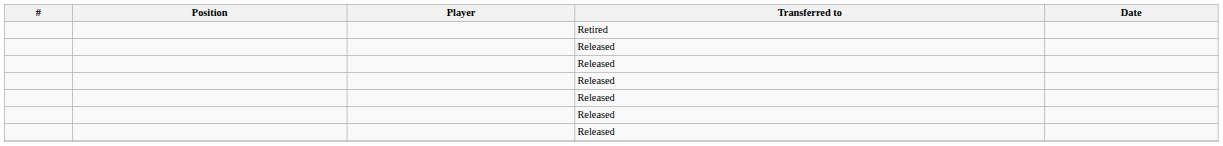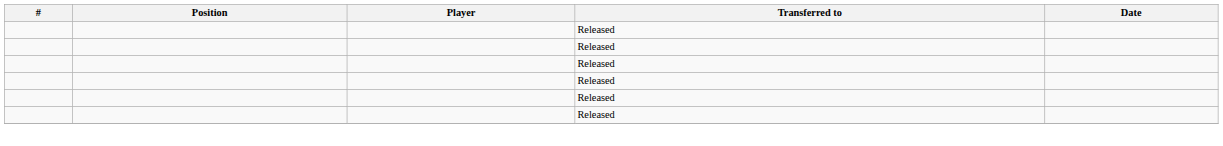- row: (38, 30)
